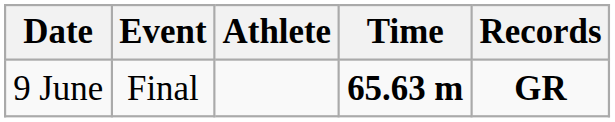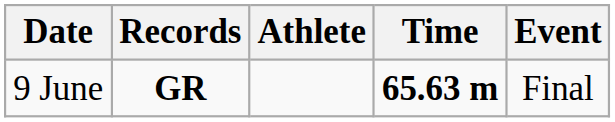columns swapped: (163, 32) <-> (541, 32)
